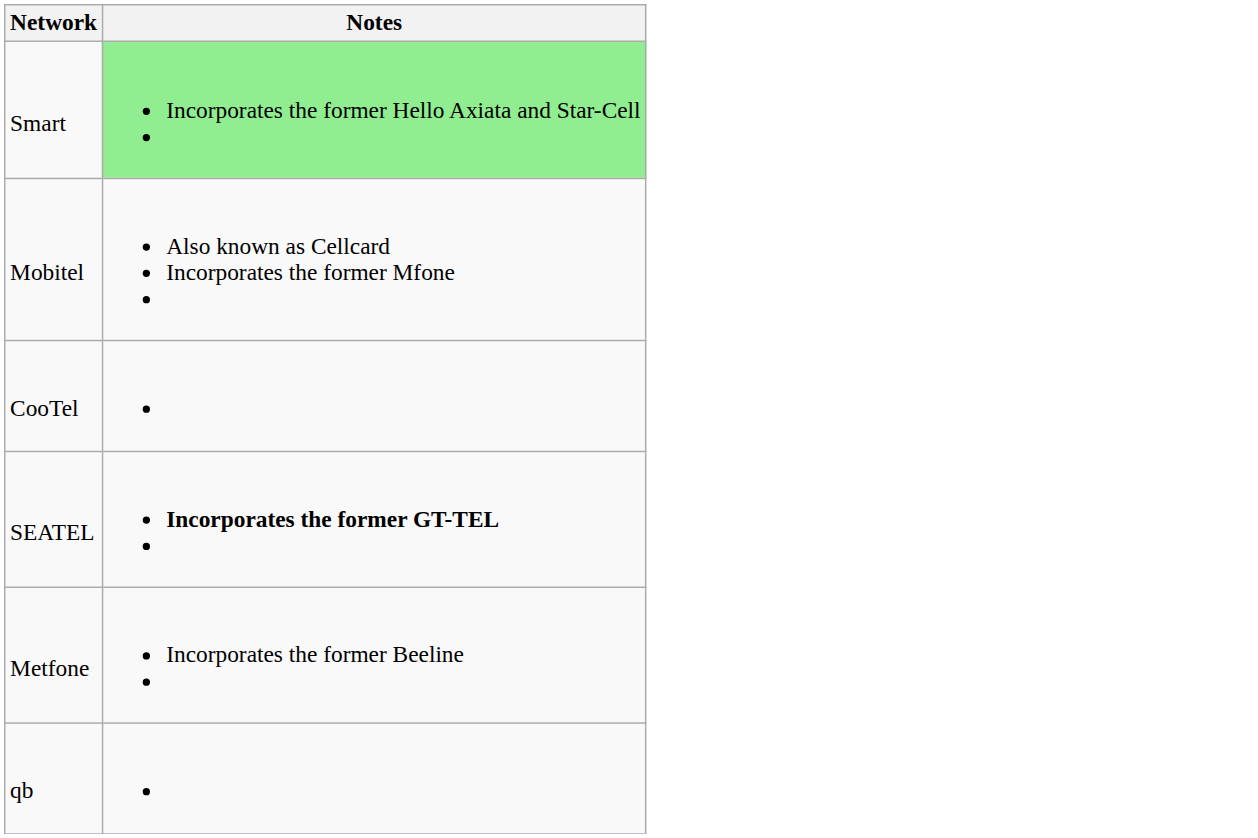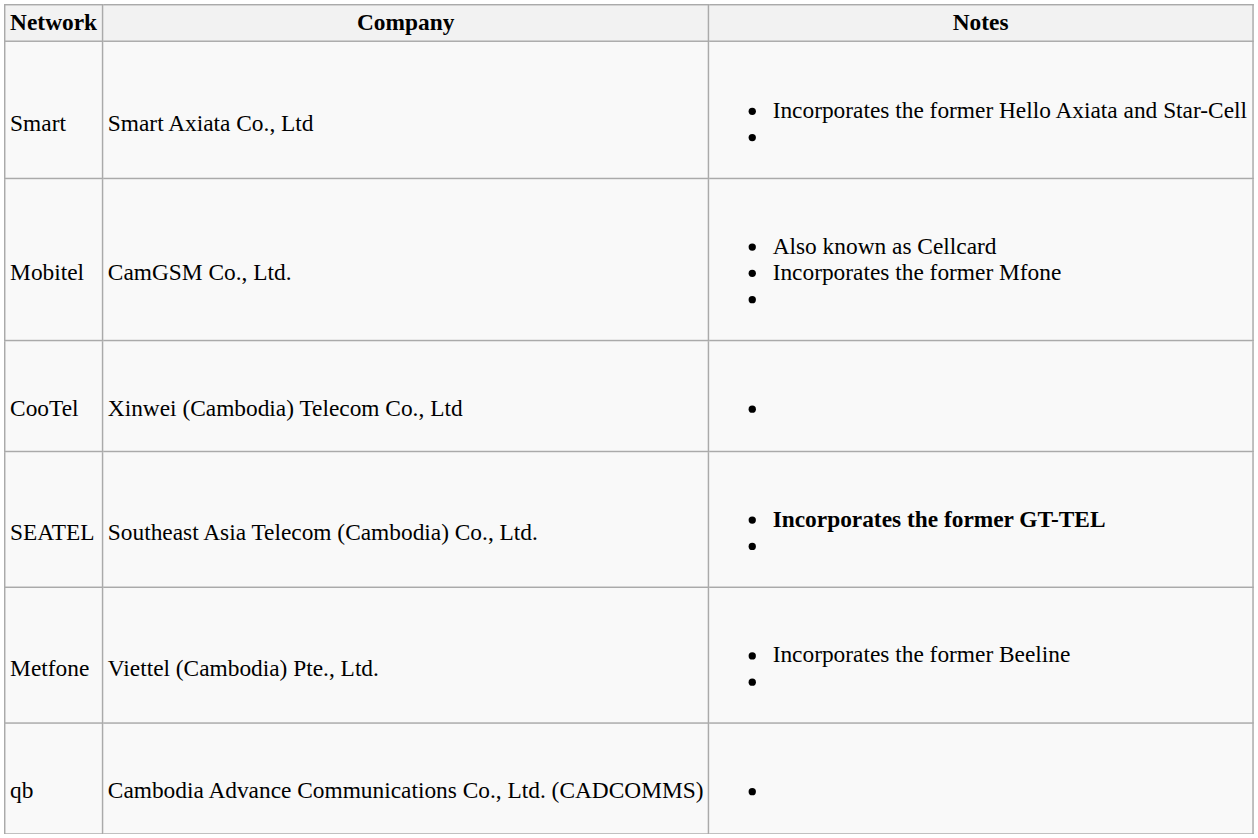+ column: (406, 23)
(374, 123) lightgreen background -> (981, 123) no background
